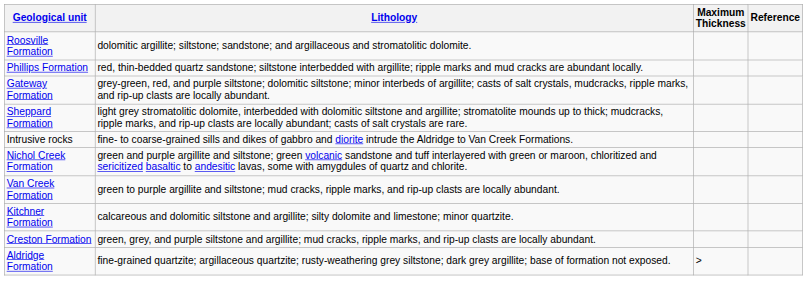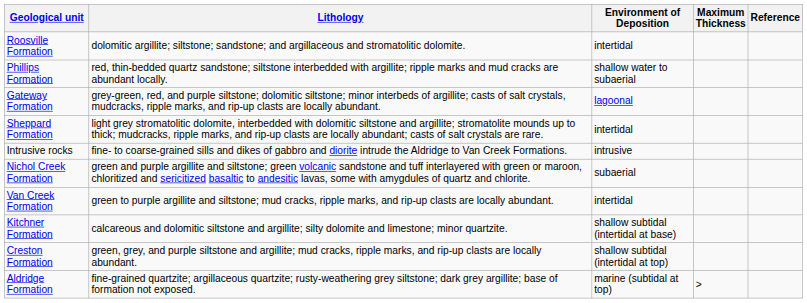+ column: (643, 18)
